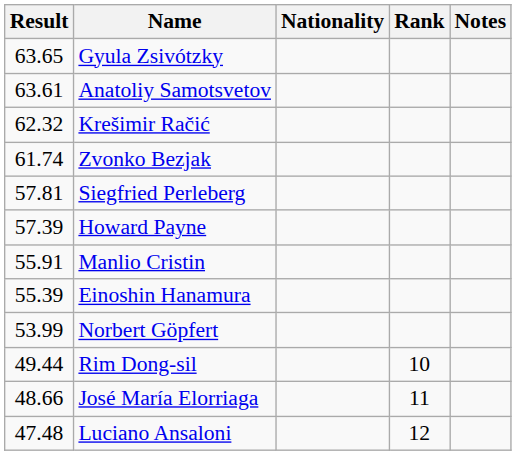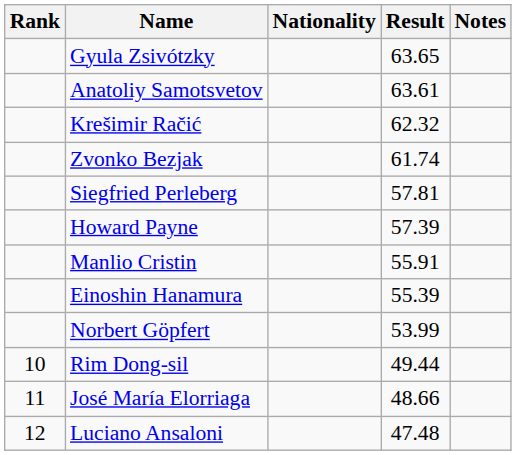columns swapped: (419, 21) <-> (39, 21)
